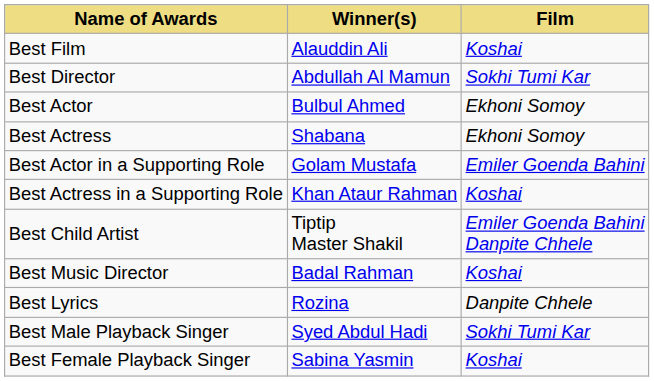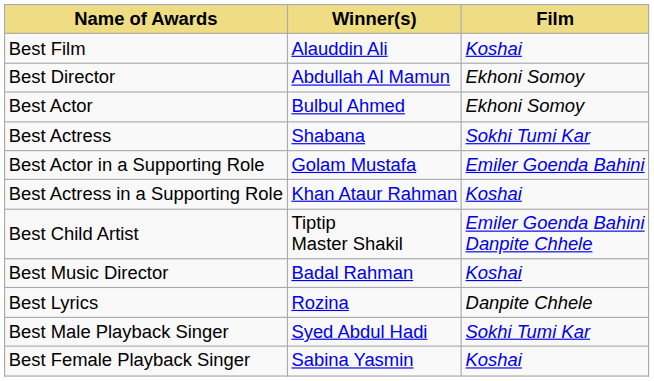(528, 77) Sokhi Tumi Kar -> (525, 77) Ekhoni Somoy
(525, 135) Ekhoni Somoy -> (528, 135) Sokhi Tumi Kar
